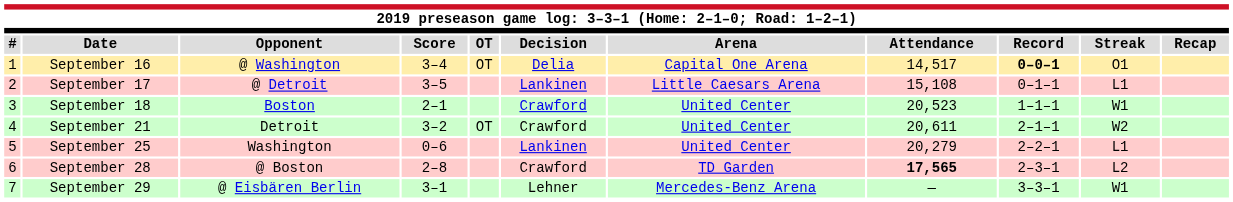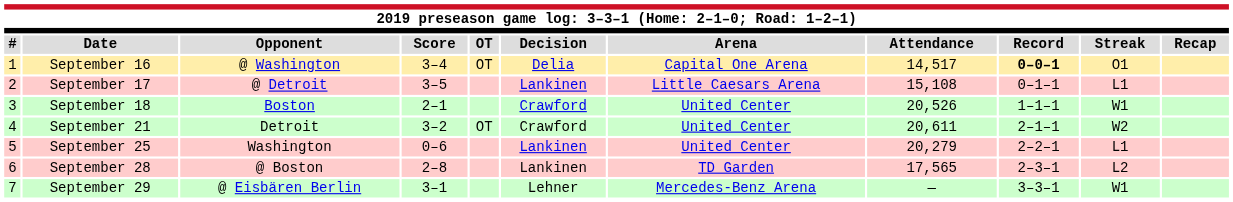(932, 106) 20,523 -> (932, 106) 20,526
(553, 167) Crawford -> (553, 167) Lankinen
(932, 167) bold -> (932, 167) normal
